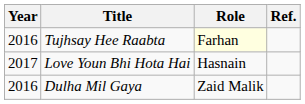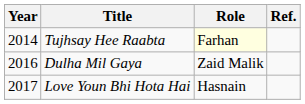(23, 39) 2016 -> (23, 39) 2014
rows swapped: (93, 87) <-> (117, 63)
